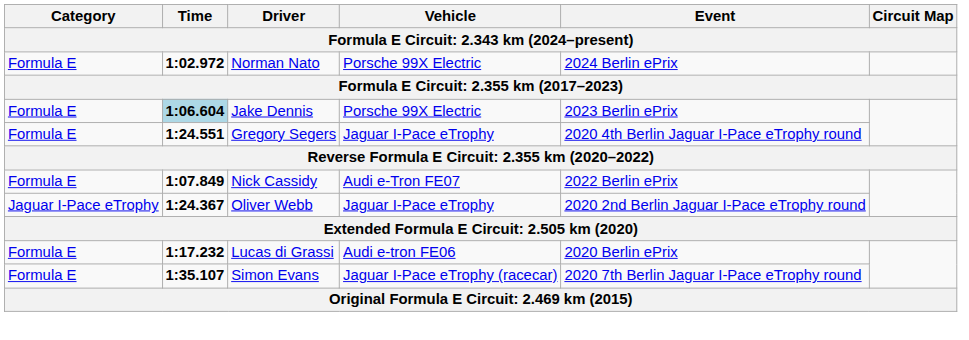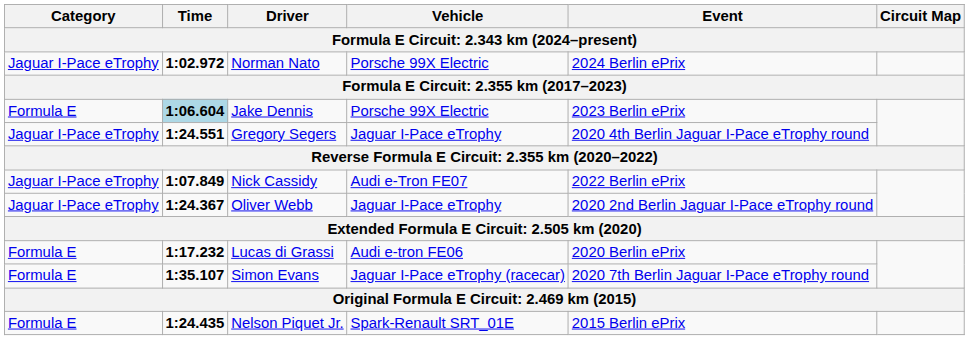(42, 63) Formula E -> (83, 63) Jaguar I-Pace eTrophy
(42, 134) Formula E -> (83, 134) Jaguar I-Pace eTrophy
(42, 181) Formula E -> (83, 181) Jaguar I-Pace eTrophy
+ row: (287, 323)
